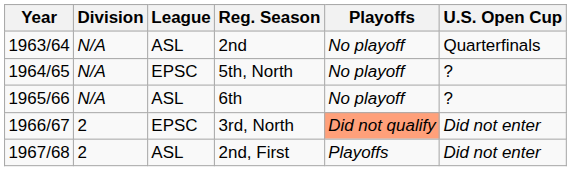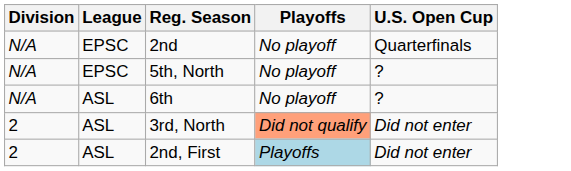- column: (39, 17)
(167, 44) ASL -> (105, 44) EPSC
(174, 125) EPSC -> (98, 125) ASL
(358, 152) no background -> (289, 152) lightblue background
